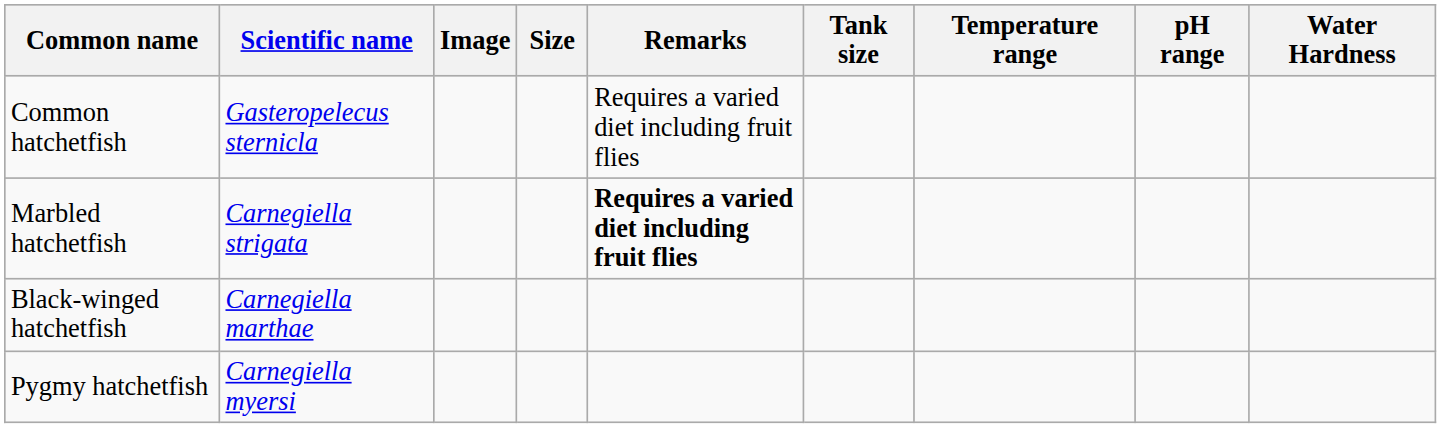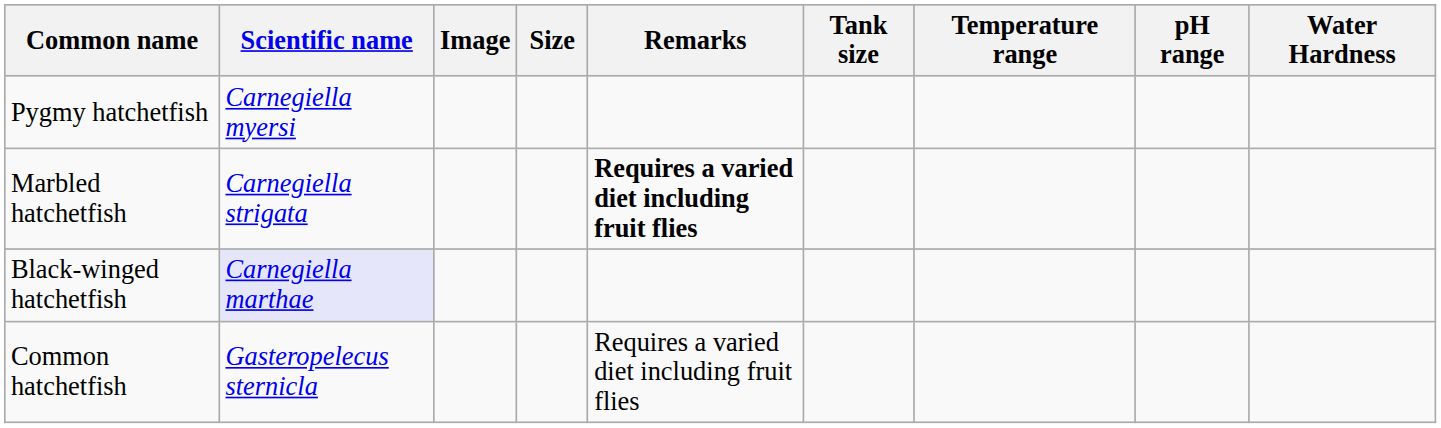rows swapped: (69, 126) <-> (110, 385)
(289, 314) no background -> (289, 284) lavender background
